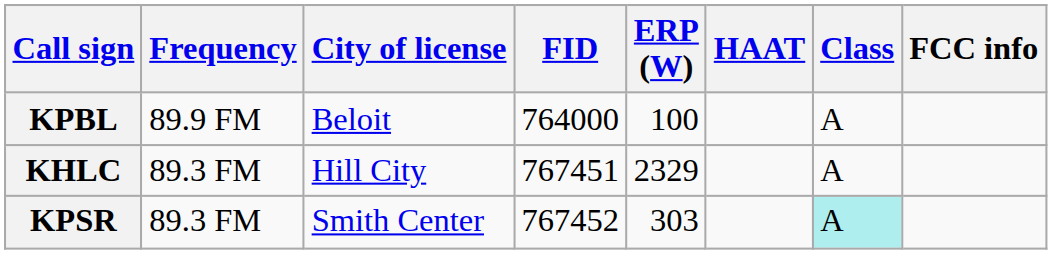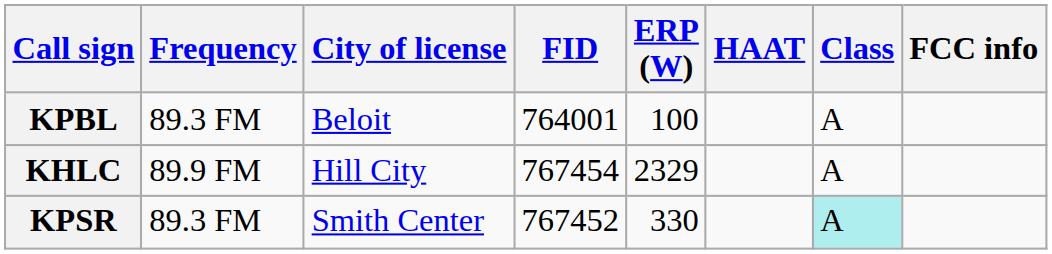(205, 118) 89.9 FM -> (205, 118) 89.3 FM
(570, 118) 764000 -> (570, 118) 764001
(205, 169) 89.3 FM -> (205, 169) 89.9 FM
(570, 169) 767451 -> (570, 169) 767454
(674, 221) 303 -> (674, 221) 330
